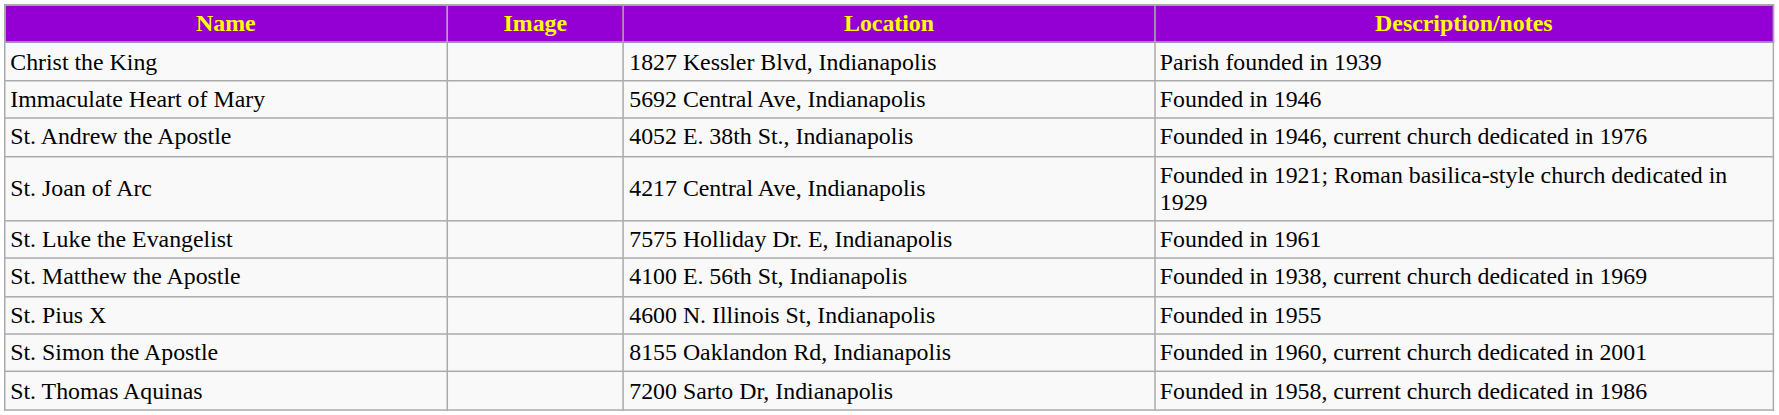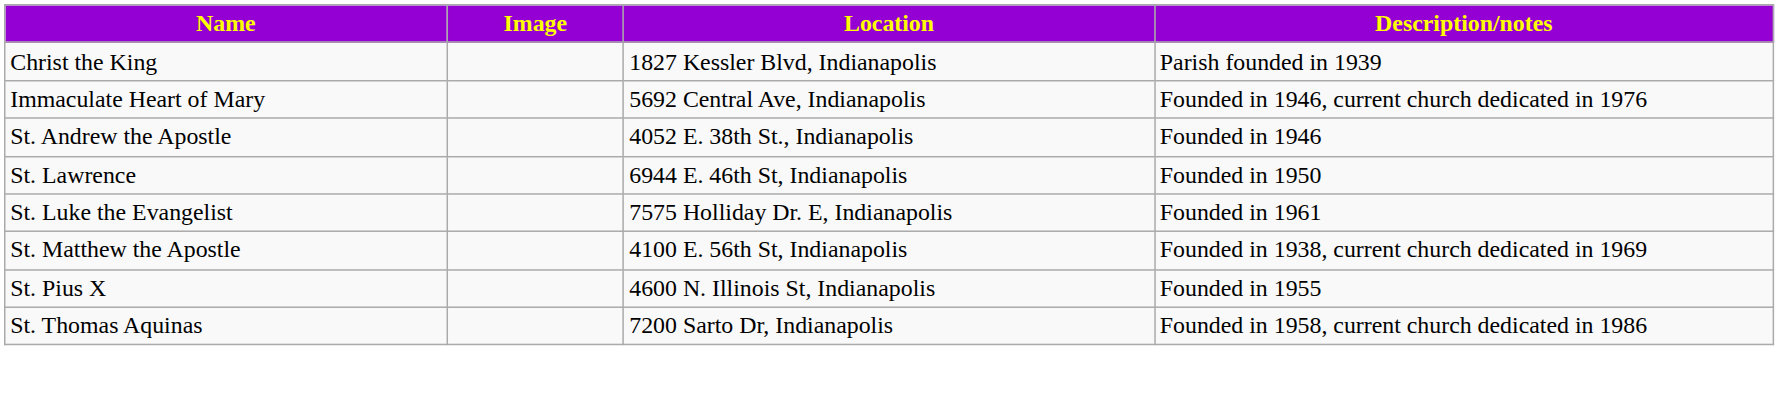(1241, 99) Founded in 1946 -> (1403, 99) Founded in 1946, current church dedicated in 1976
(1403, 136) Founded in 1946, current church dedicated in 1976 -> (1241, 136) Founded in 1946
- row: (81, 188)
+ row: (73, 174)
- row: (114, 352)
